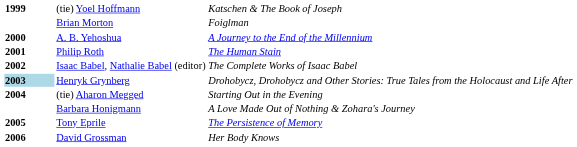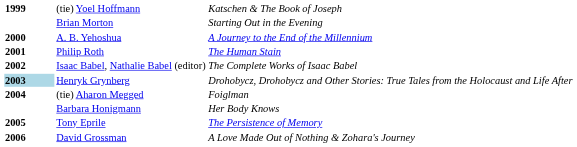(228, 23) Foiglman -> (265, 23) Starting Out in the Evening
(265, 94) Starting Out in the Evening -> (228, 94) Foiglman
(311, 109) A Love Made Out of Nothing & Zohara's Journey -> (244, 109) Her Body Knows
(244, 137) Her Body Knows -> (311, 137) A Love Made Out of Nothing & Zohara's Journey
